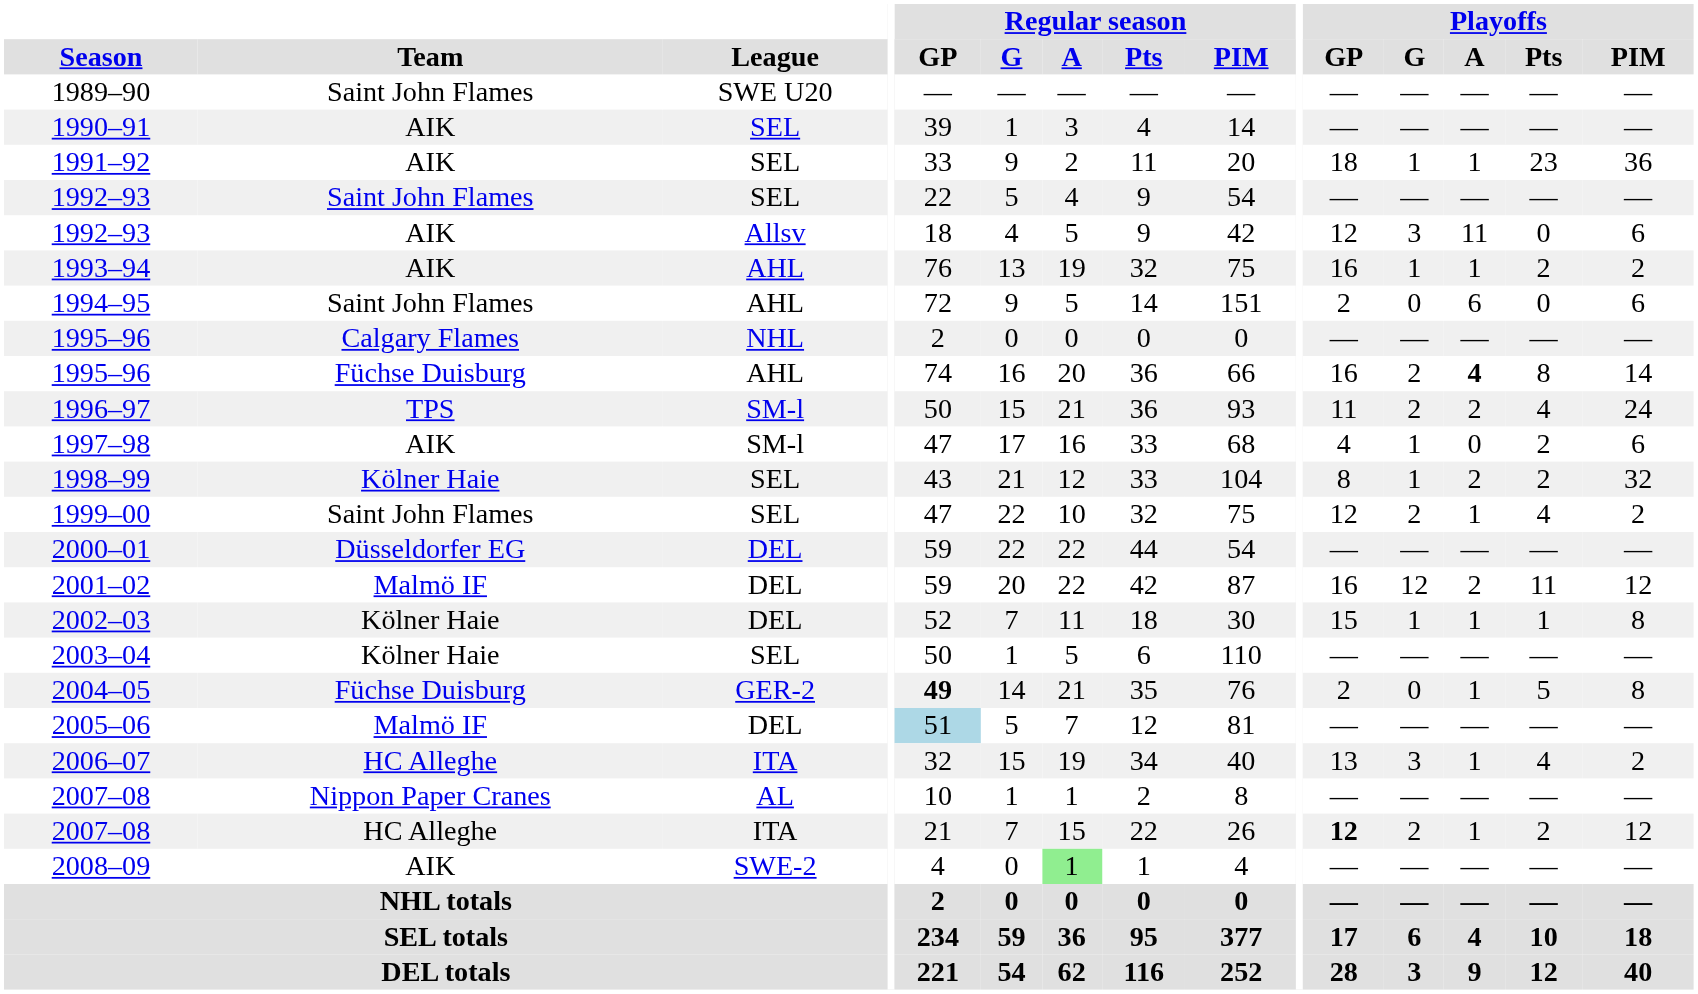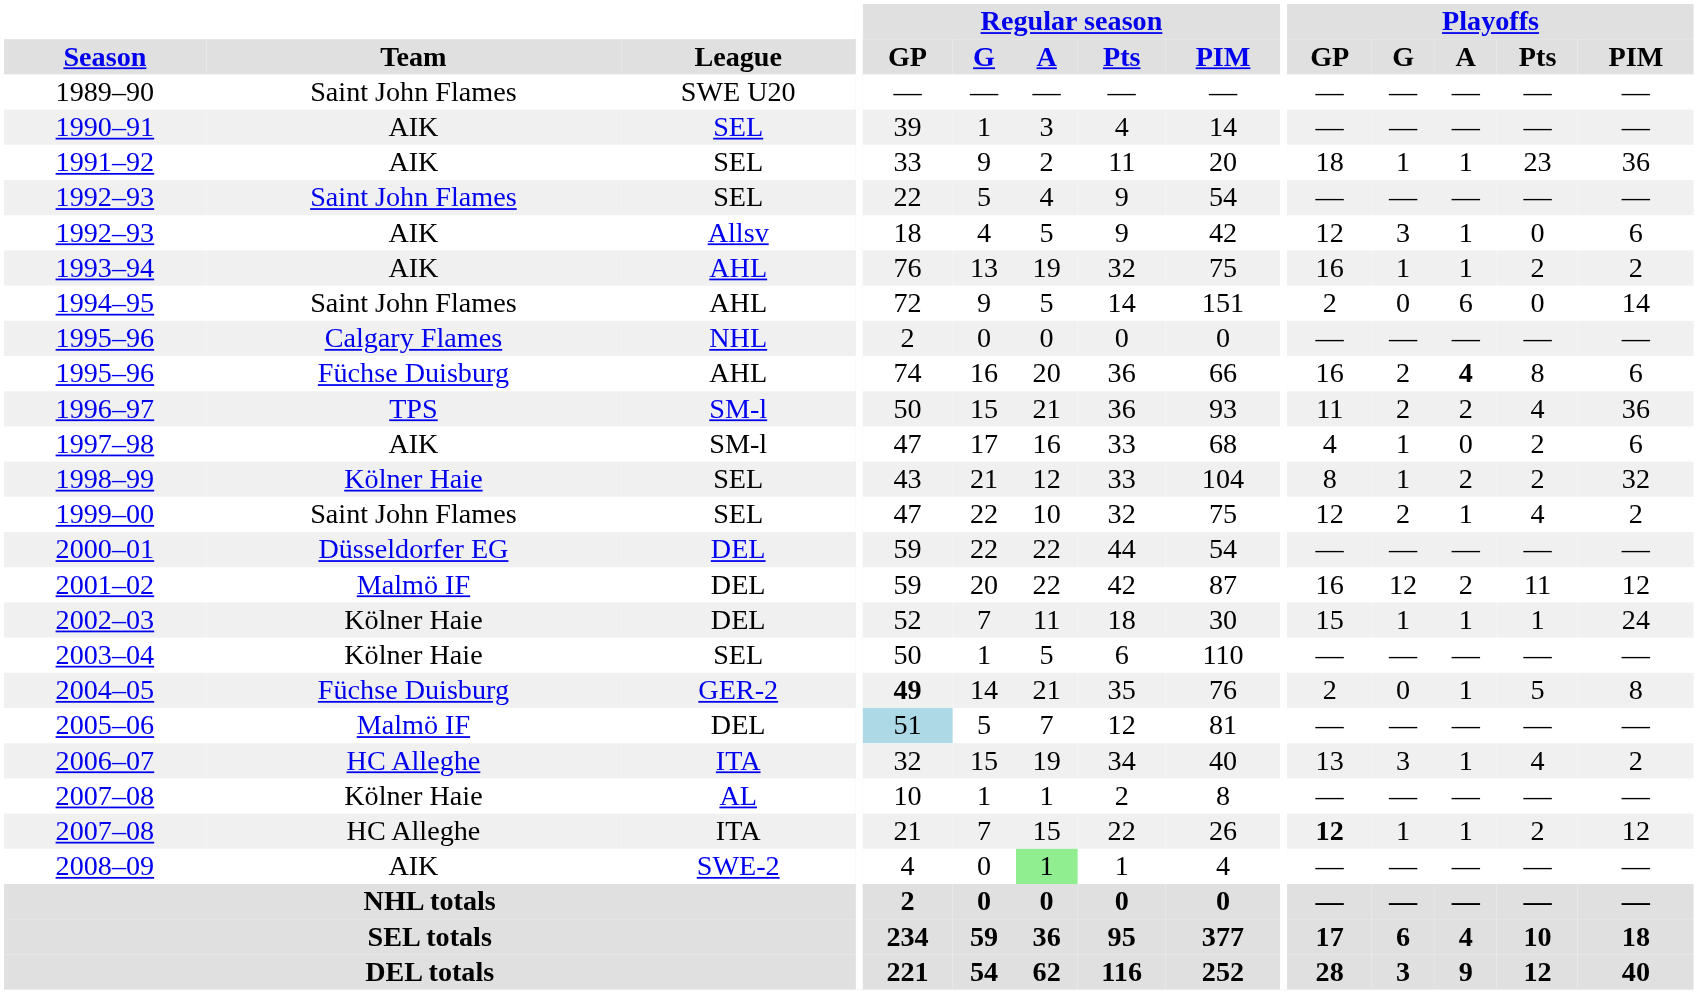(1475, 232) 11 -> (1466, 232) 1
(1638, 302) 6 -> (1636, 302) 14
(1638, 373) 14 -> (1636, 373) 6
(1638, 408) 24 -> (1636, 408) 36
(1638, 619) 8 -> (1636, 619) 24
(430, 795) Nippon Paper Cranes -> (413, 795) Kölner Haie
(1414, 830) 2 -> (1403, 830) 1
